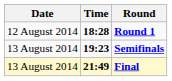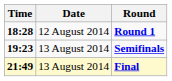columns swapped: (42, 13) <-> (96, 13)
